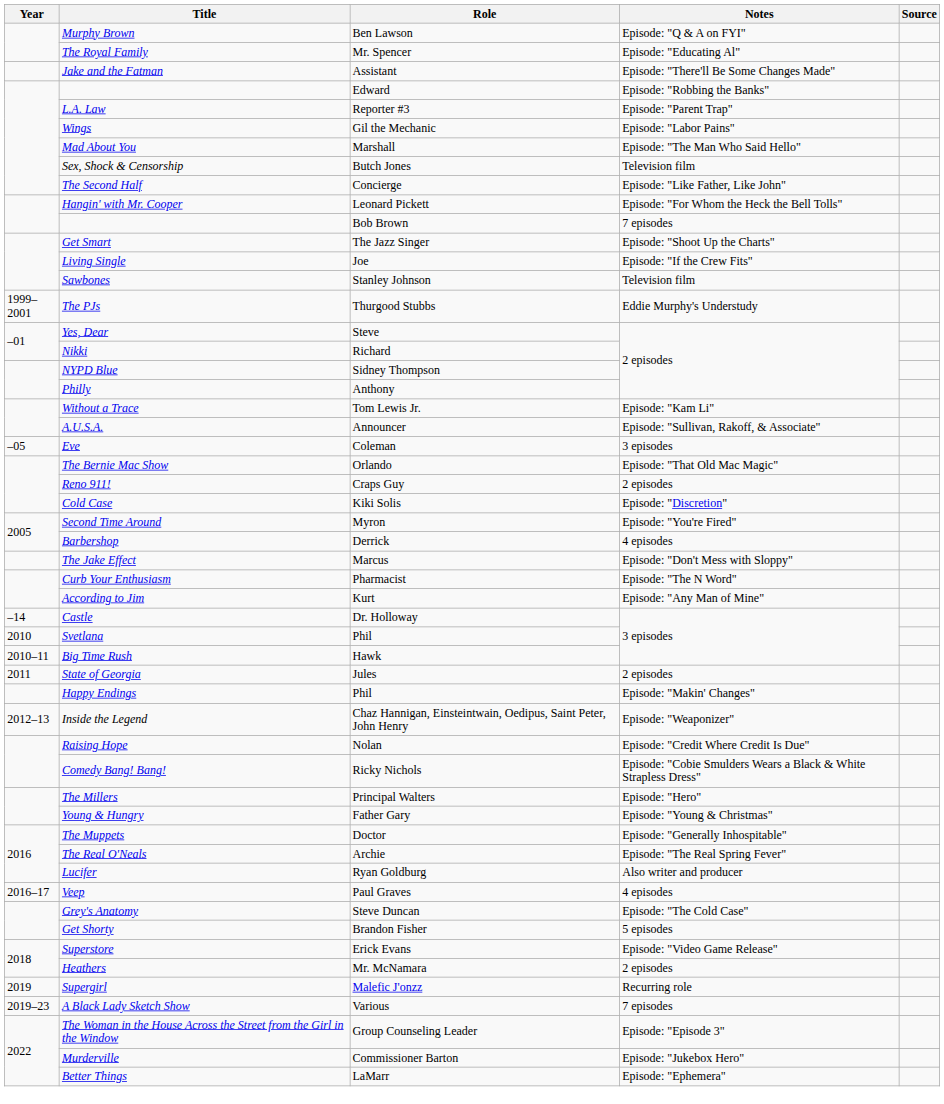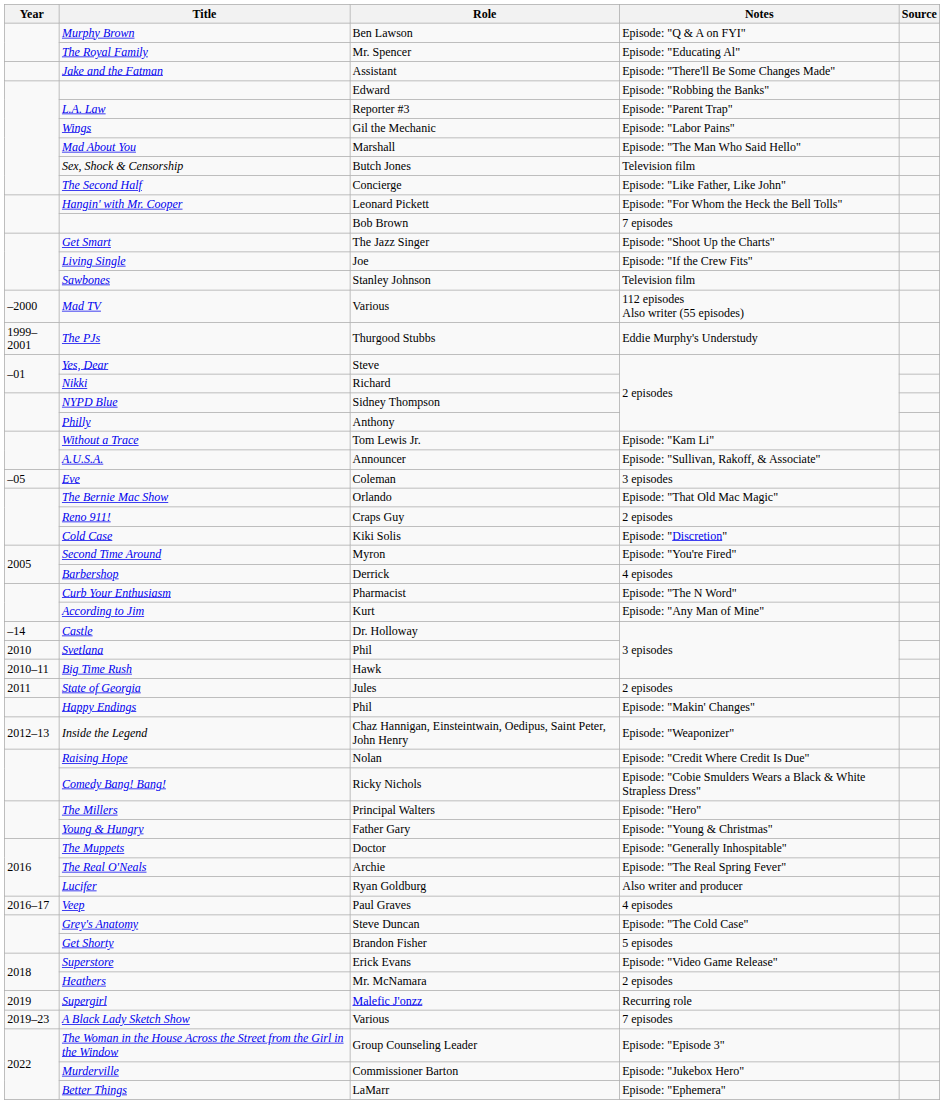+ row: (81, 306)
- row: (99, 560)
